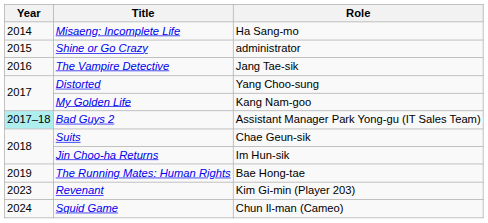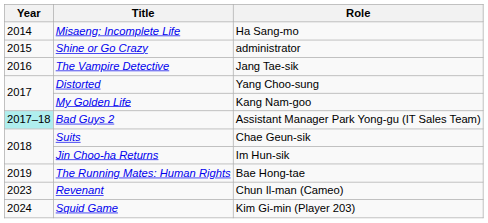(296, 191) Kim Gi-min (Player 203) -> (290, 191) Chun Il-man (Cameo)
(290, 208) Chun Il-man (Cameo) -> (296, 208) Kim Gi-min (Player 203)
